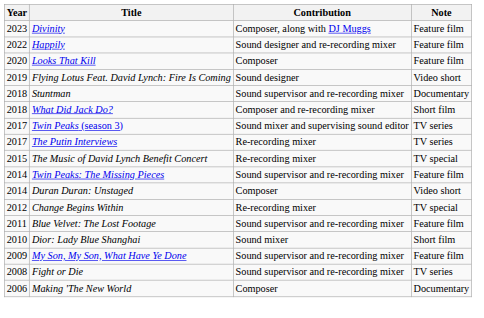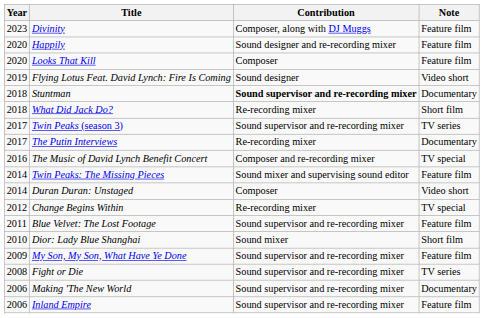(17, 45) 2022 -> (17, 45) 2020
(320, 93) normal -> (326, 93) bold
(305, 110) Composer and re-recording mixer -> (276, 110) Re-recording mixer
(322, 126) Sound mixer and supervising sound editor -> (320, 126) Sound supervisor and re-recording mixer
(433, 142) TV series -> (449, 142) Documentary
(17, 158) 2015 -> (17, 158) 2016
(276, 158) Re-recording mixer -> (305, 158) Composer and re-recording mixer
(320, 175) Sound supervisor and re-recording mixer -> (322, 175) Sound mixer and supervising sound editor
(257, 288) Composer -> (320, 288) Sound supervisor and re-recording mixer
+ row: (61, 304)
